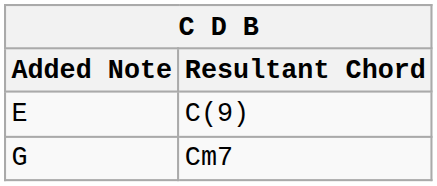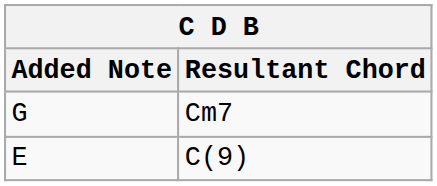rows swapped: (217, 114) <-> (209, 158)
